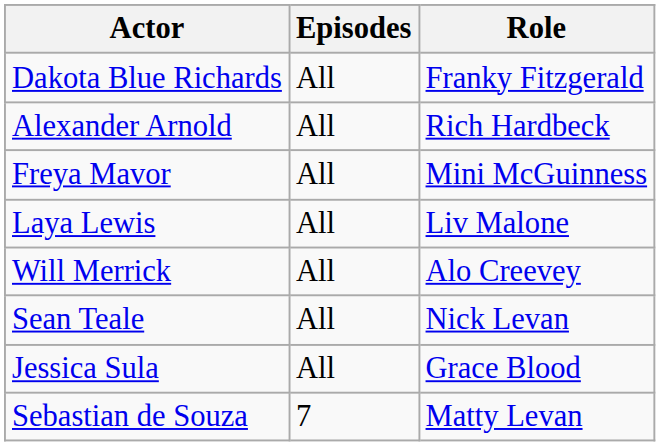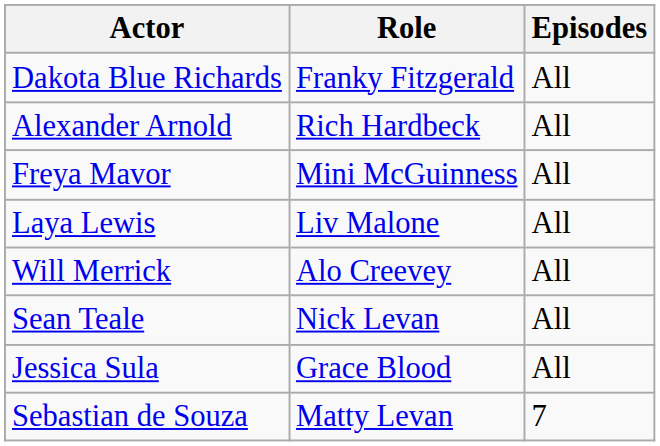columns swapped: (536, 28) <-> (354, 28)
